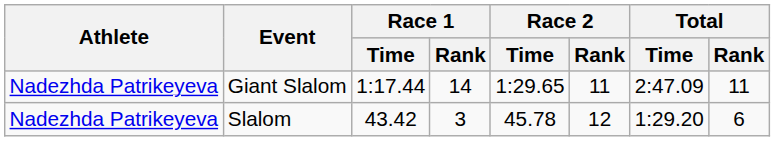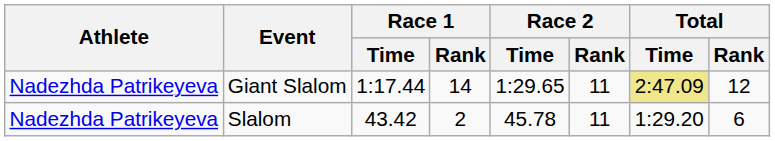(669, 87) no background -> (669, 87) khaki background
(739, 87) 11 -> (739, 87) 12
(460, 120) 3 -> (460, 120) 2
(600, 120) 12 -> (600, 120) 11
